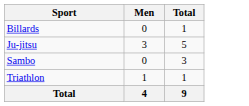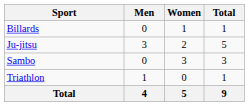+ column: (184, 12)
